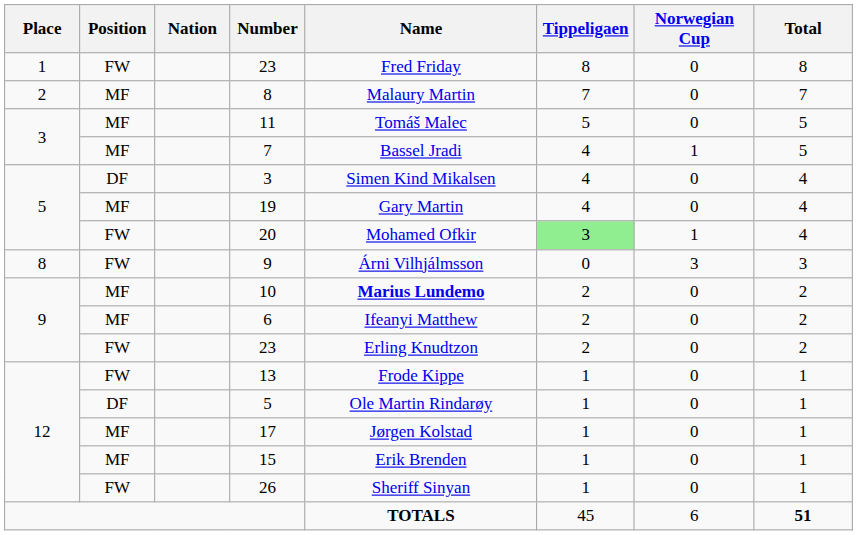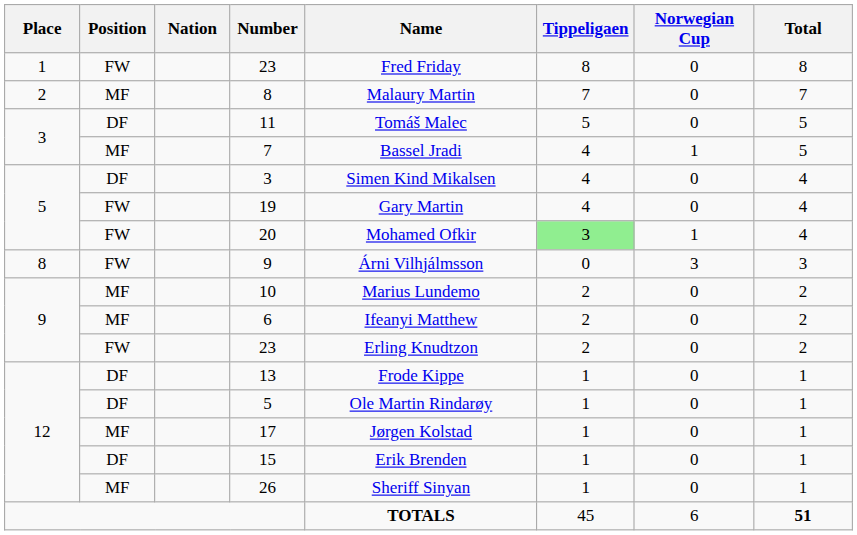(117, 123) MF -> (117, 123) DF
(117, 207) MF -> (117, 207) FW
(421, 291) bold -> (421, 291) normal
(117, 375) FW -> (117, 375) DF
(117, 459) MF -> (117, 459) DF
(117, 488) FW -> (117, 488) MF
